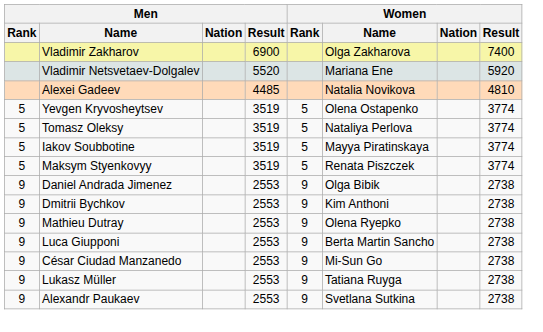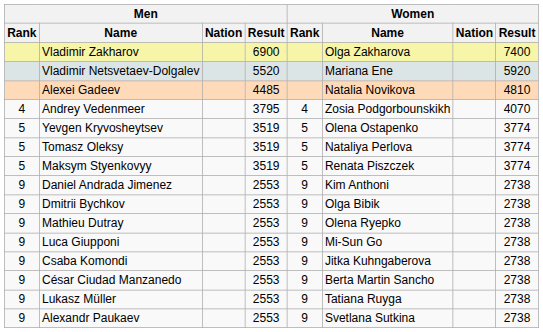+ row: (93, 109)
- row: (88, 147)
(352, 185) Olga Bibik -> (357, 185) Kim Anthoni
(357, 204) Kim Anthoni -> (352, 204) Olga Bibik
(380, 242) Berta Martin Sancho -> (354, 242) Mi-Sun Go
+ row: (85, 261)
(354, 261) Mi-Sun Go -> (380, 280) Berta Martin Sancho
